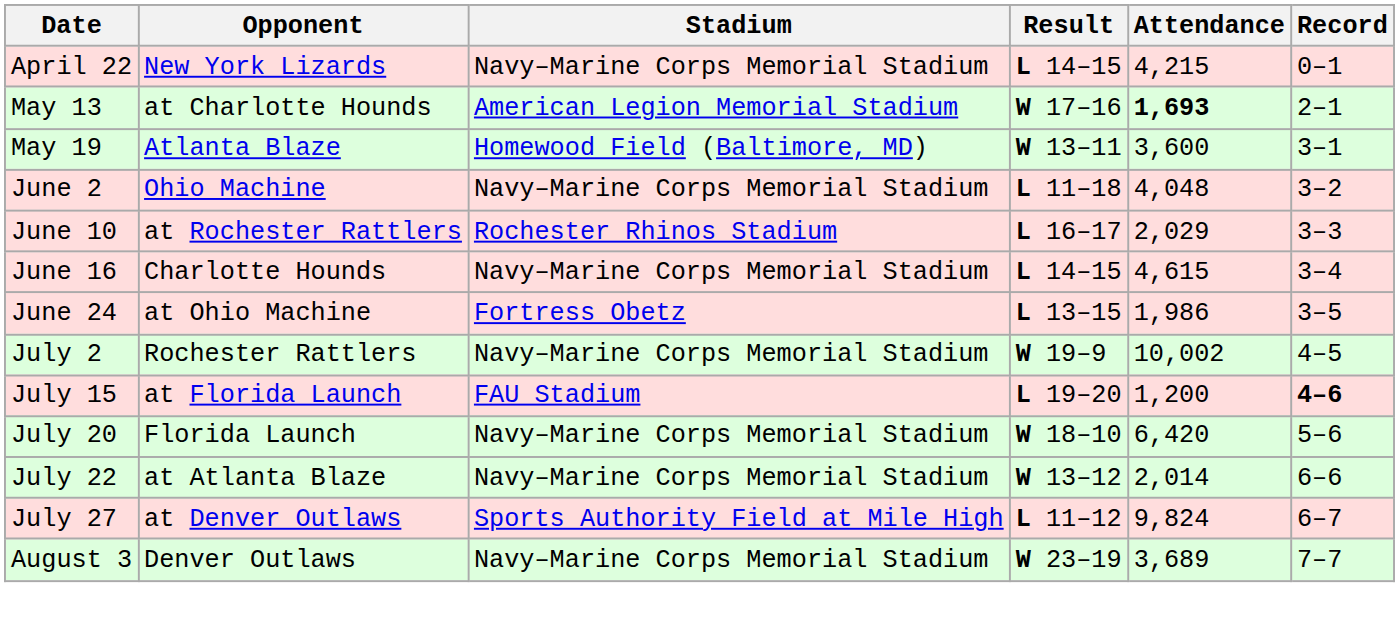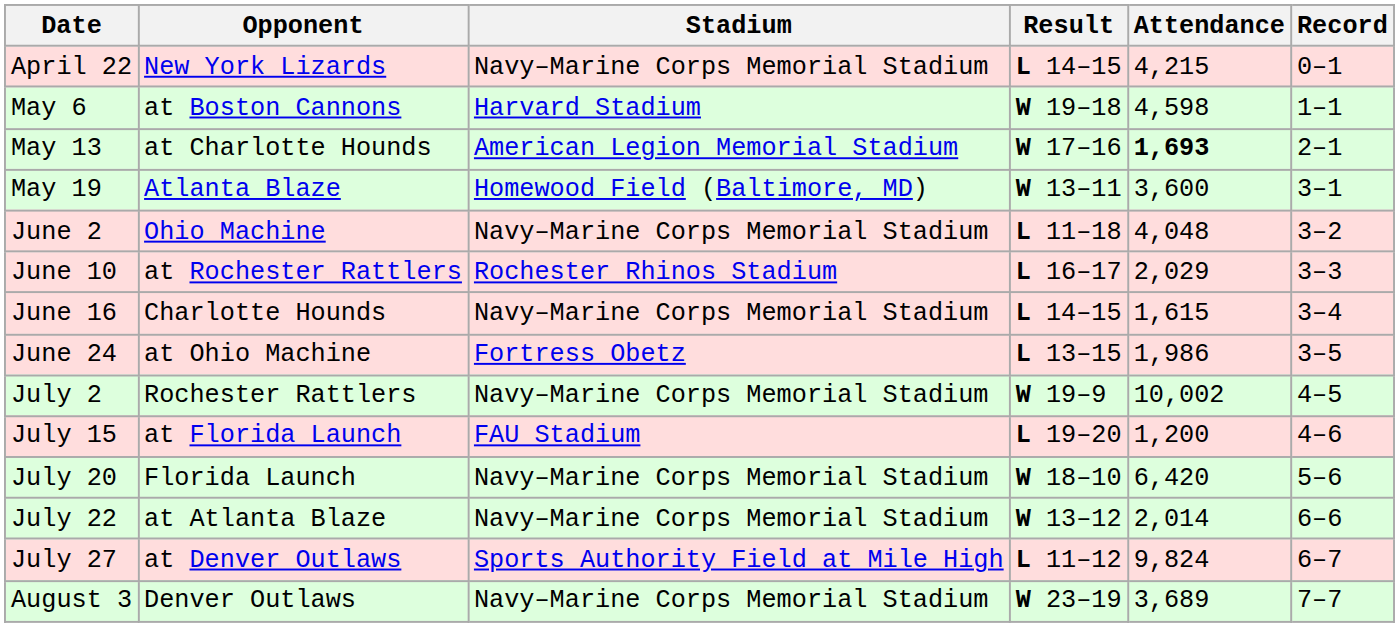+ row: (49, 108)
(1171, 272) 4,615 -> (1171, 313) 1,615
(1320, 395) bold -> (1320, 437) normal
